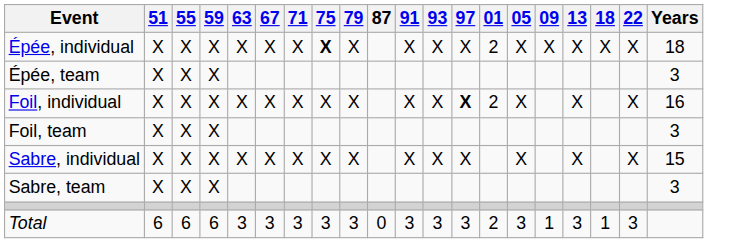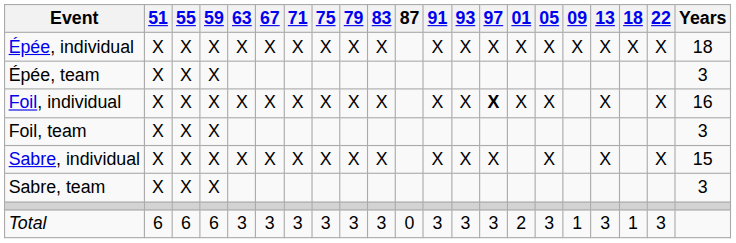+ column: (382, 18)
(326, 46) bold -> (326, 46) normal
(493, 46) 2 -> (521, 46) X
(493, 103) 2 -> (521, 103) X
